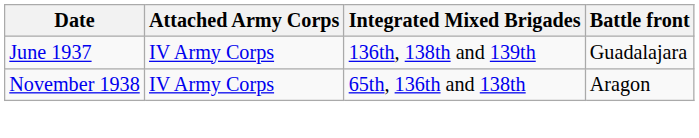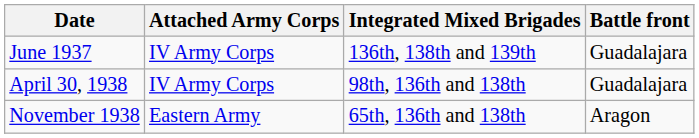+ row: (68, 84)
(212, 84) IV Army Corps -> (205, 116) Eastern Army
